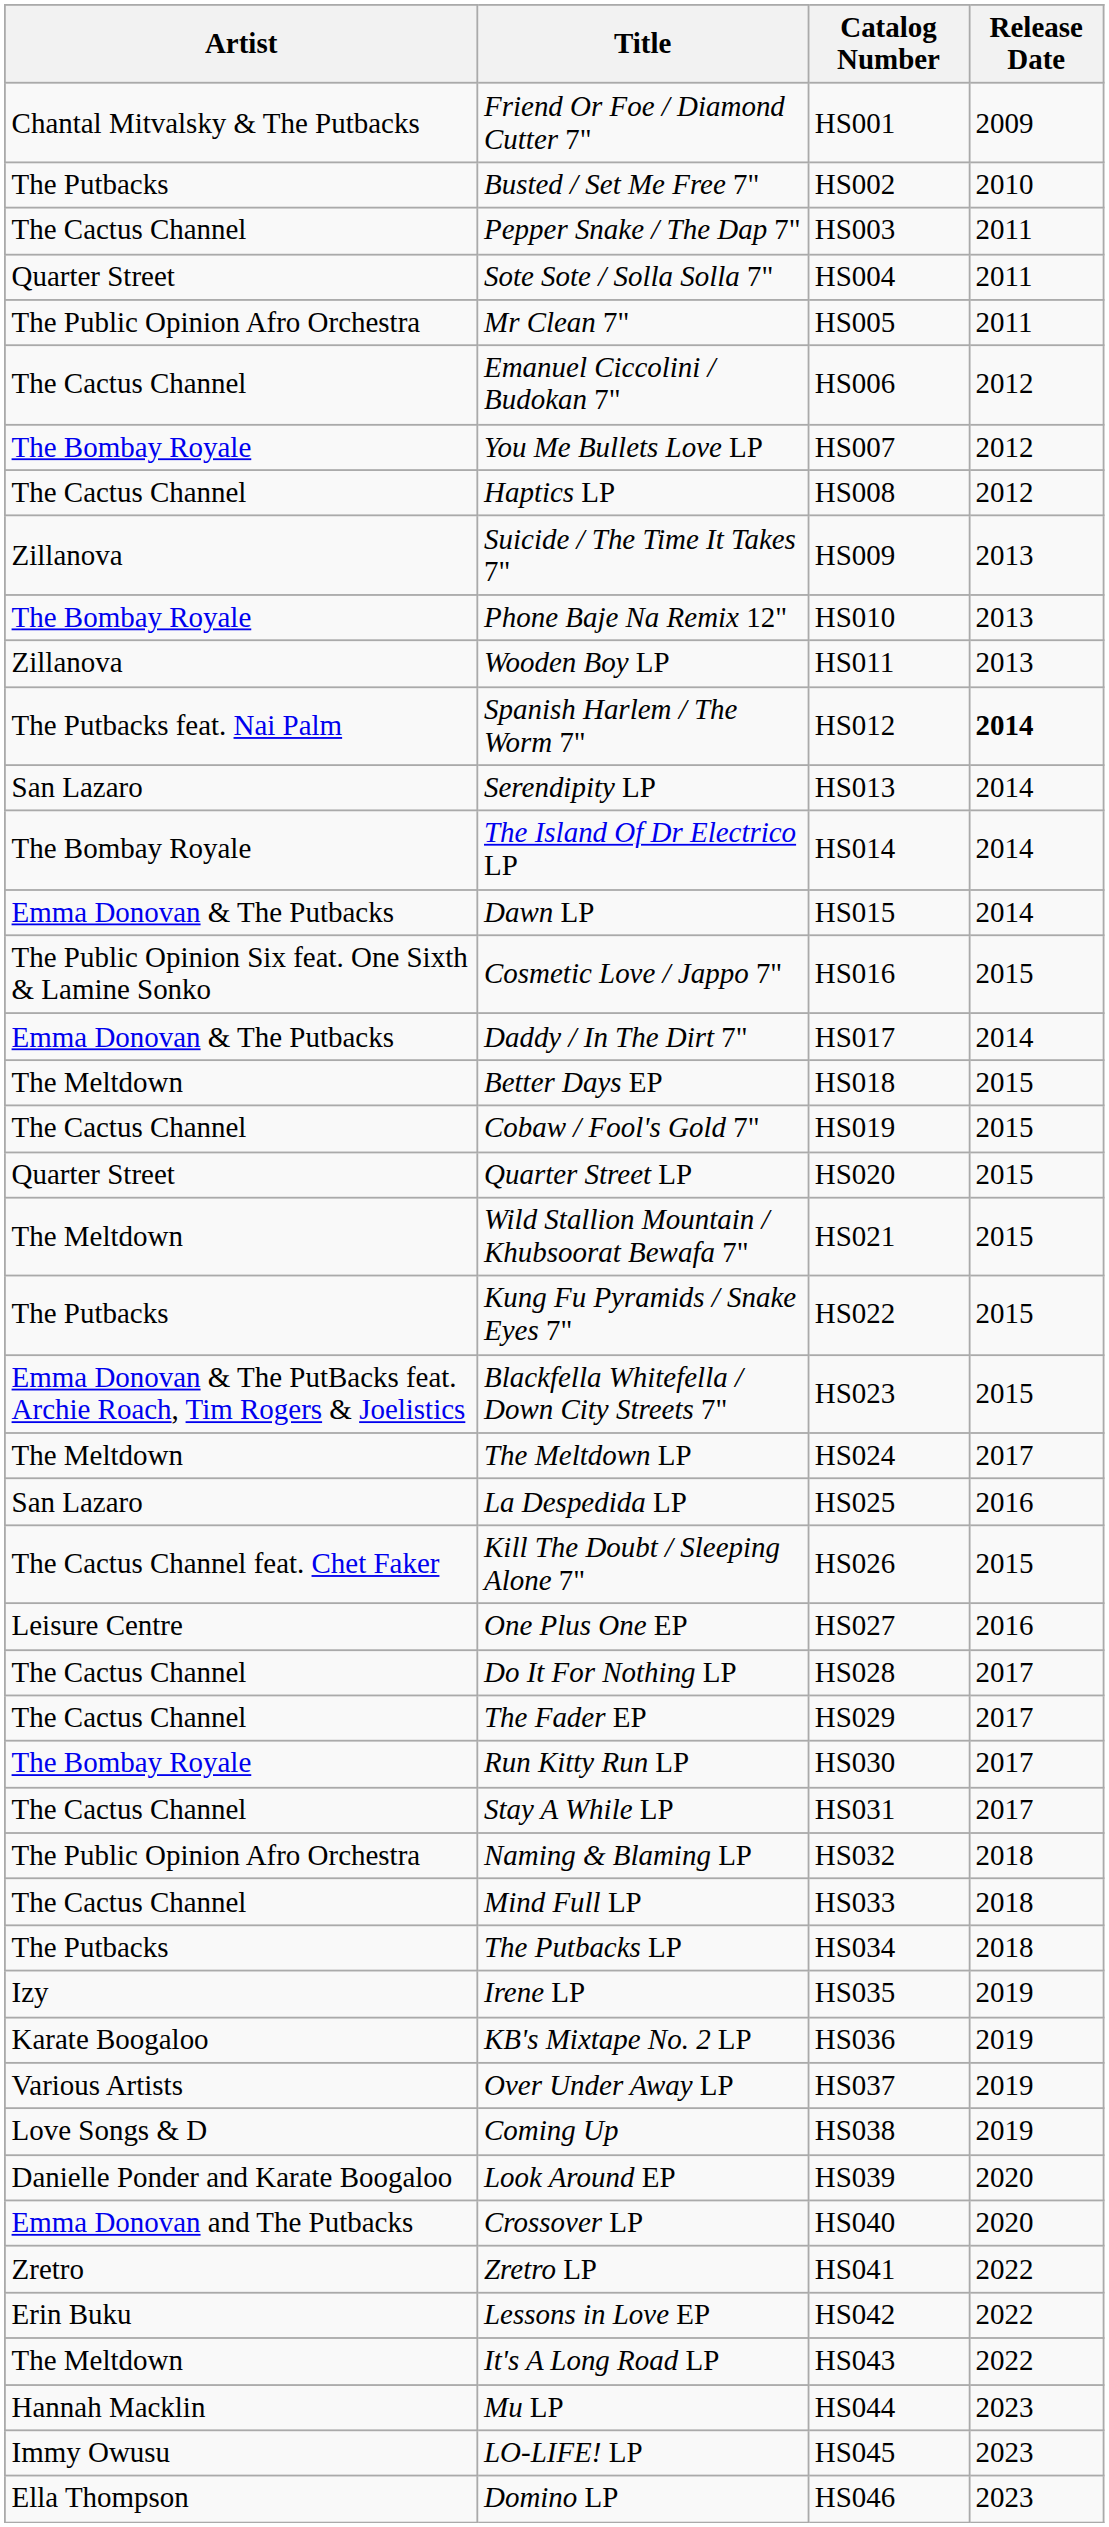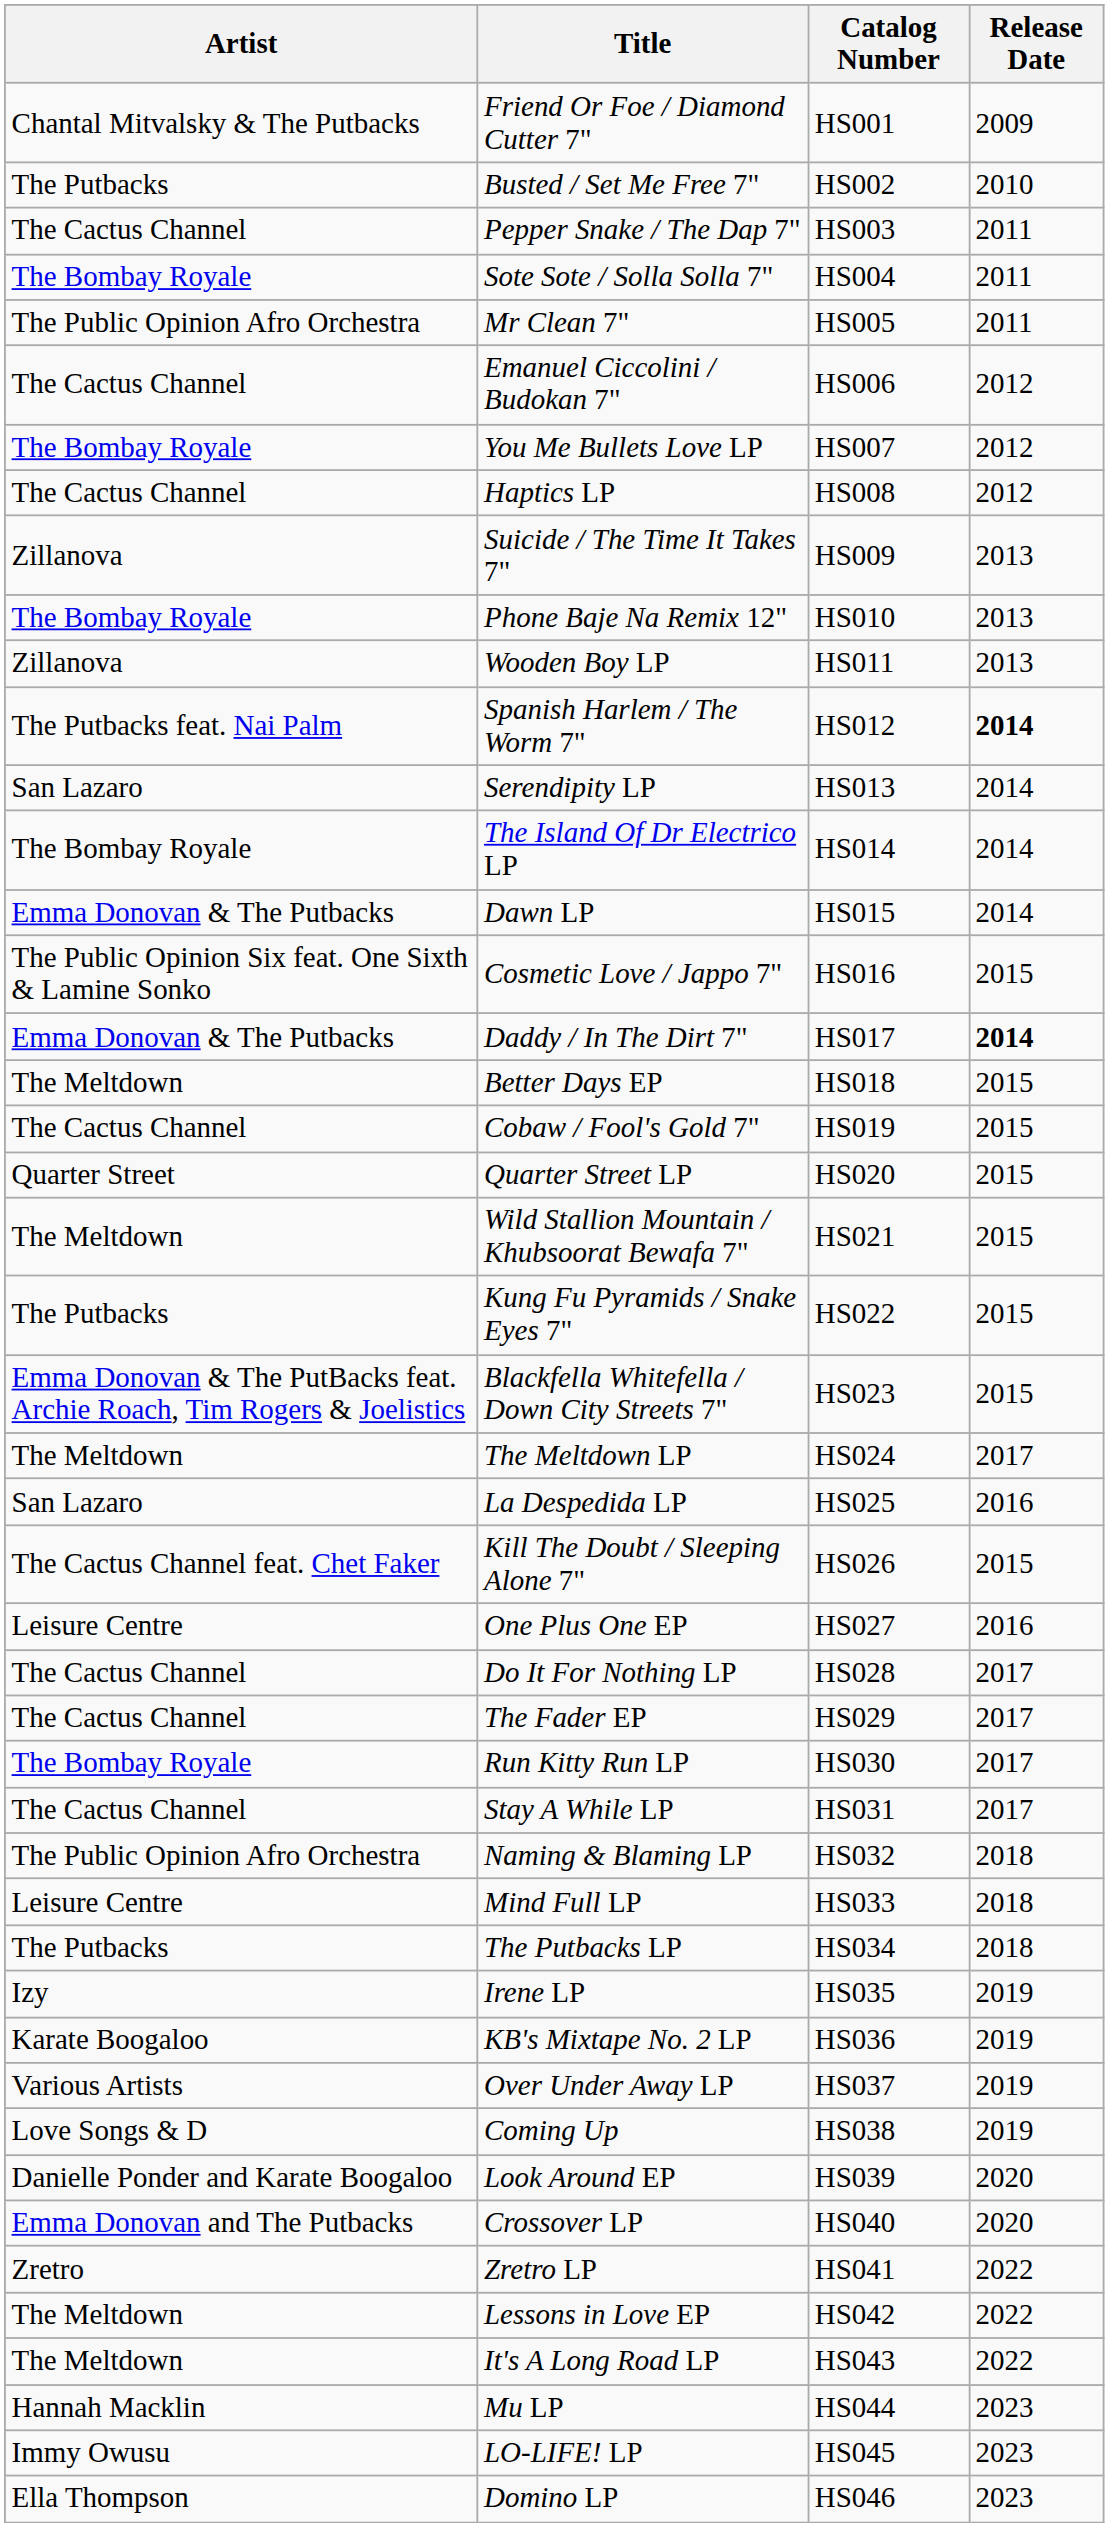(93, 276) Quarter Street -> (131, 276) The Bombay Royale
(1005, 1036) normal -> (1005, 1036) bold
(129, 1901) The Cactus Channel -> (97, 1901) Leisure Centre
(72, 2314) Erin Buku -> (97, 2314) The Meltdown
